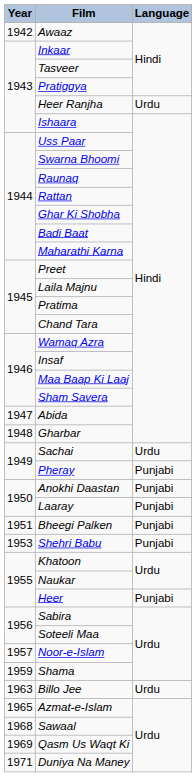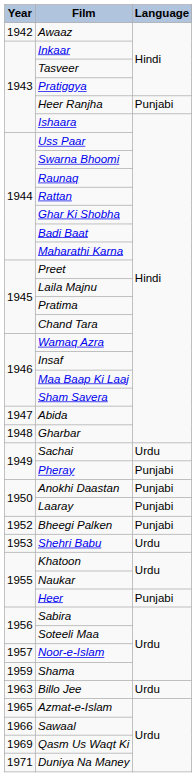(147, 104) Urdu -> (154, 104) Punjabi
(20, 525) 1951 -> (20, 525) 1952
(154, 543) Punjabi -> (147, 543) Urdu
(20, 726) 1968 -> (20, 726) 1966
